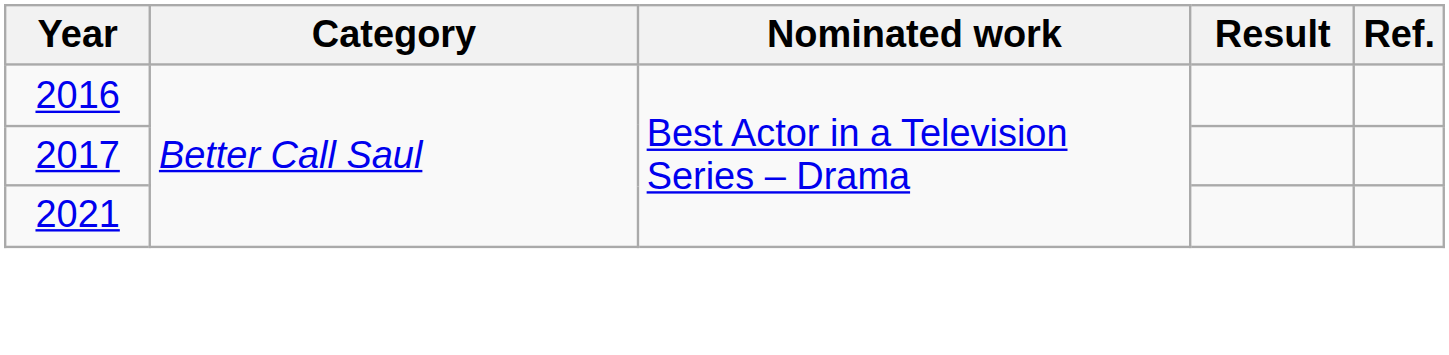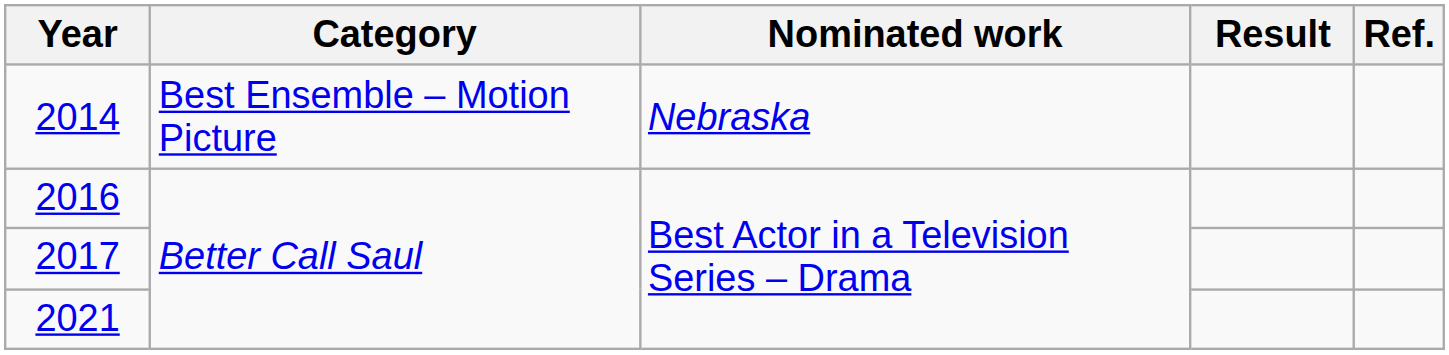+ row: (78, 116)
